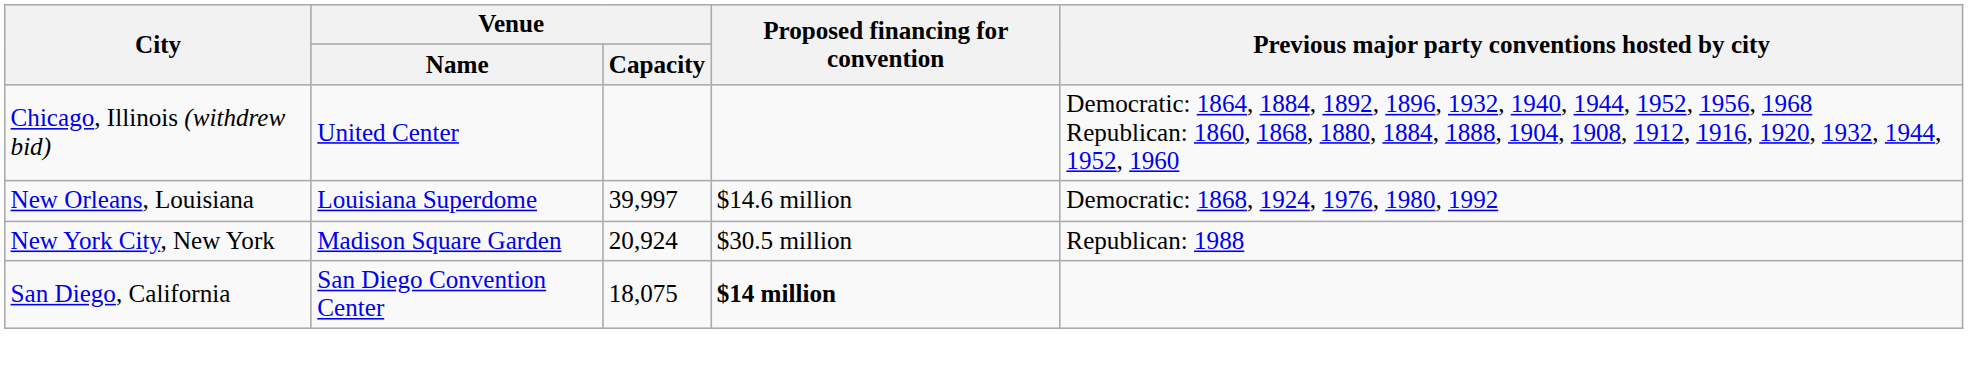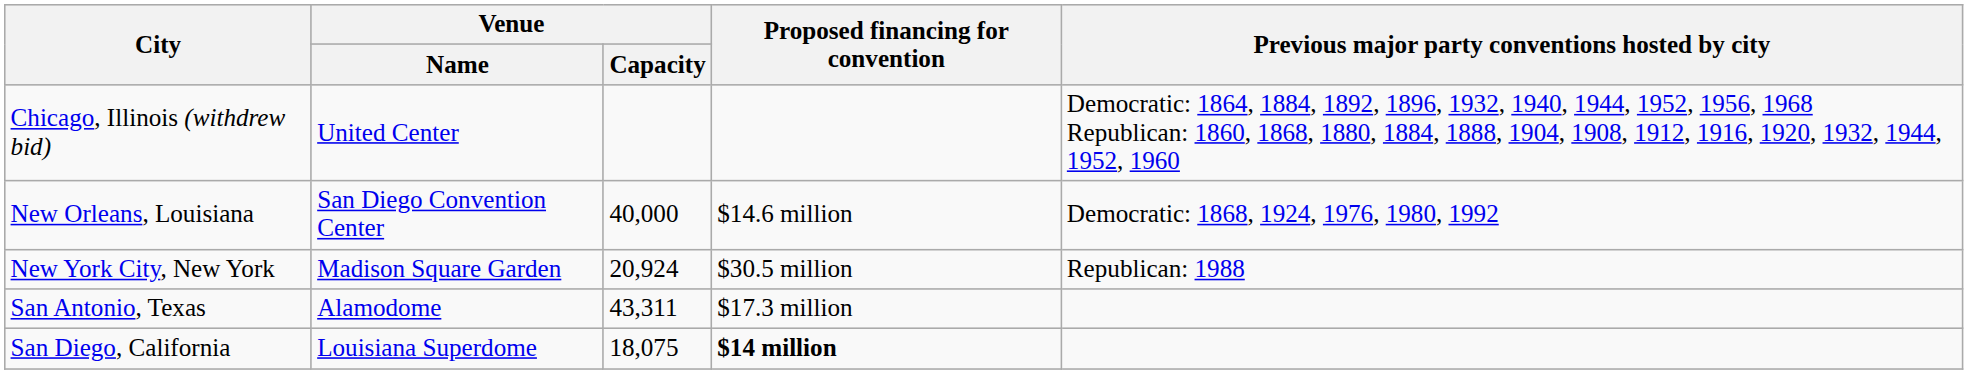(427, 200) Louisiana Superdome -> (432, 214) San Diego Convention Center
(643, 200) 39,997 -> (644, 214) 40,000
+ row: (108, 308)
(432, 294) San Diego Convention Center -> (427, 348) Louisiana Superdome
